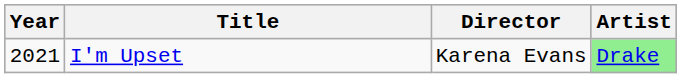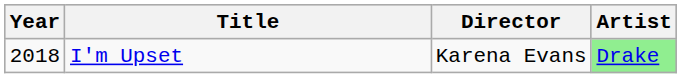(35, 56) 2021 -> (35, 56) 2018
